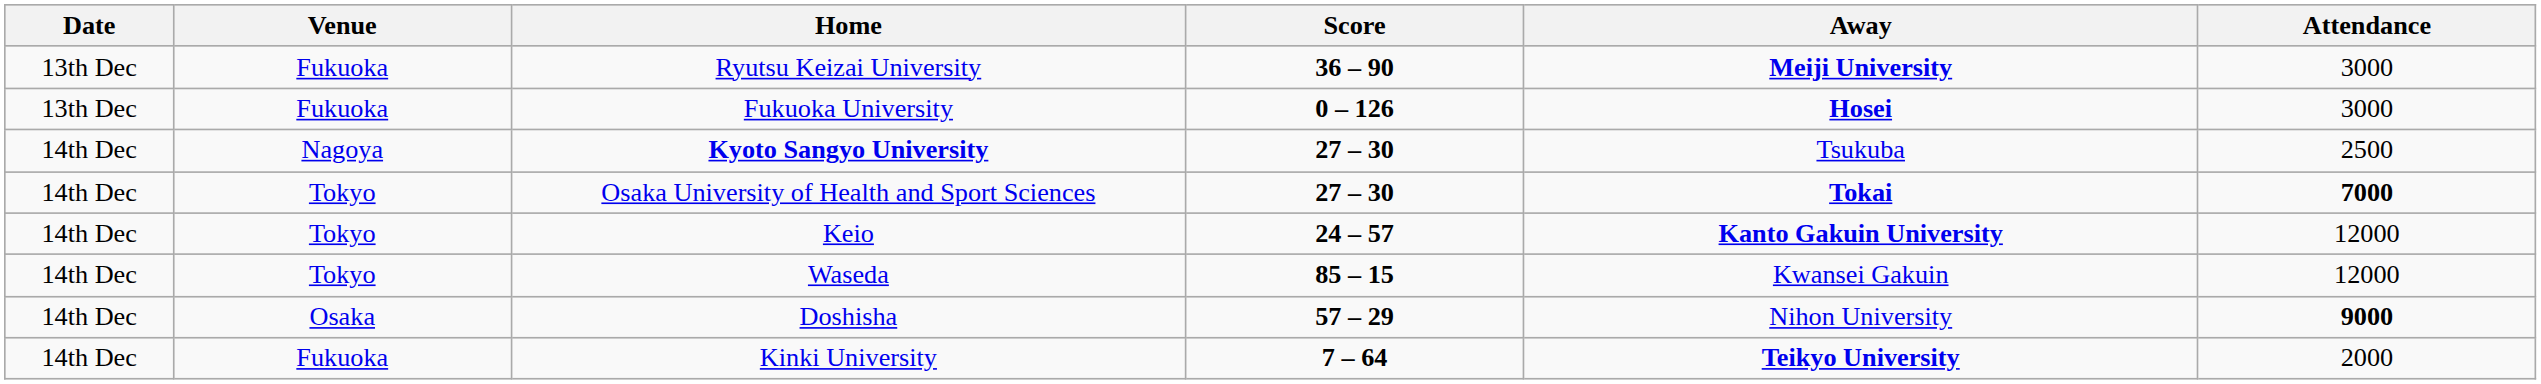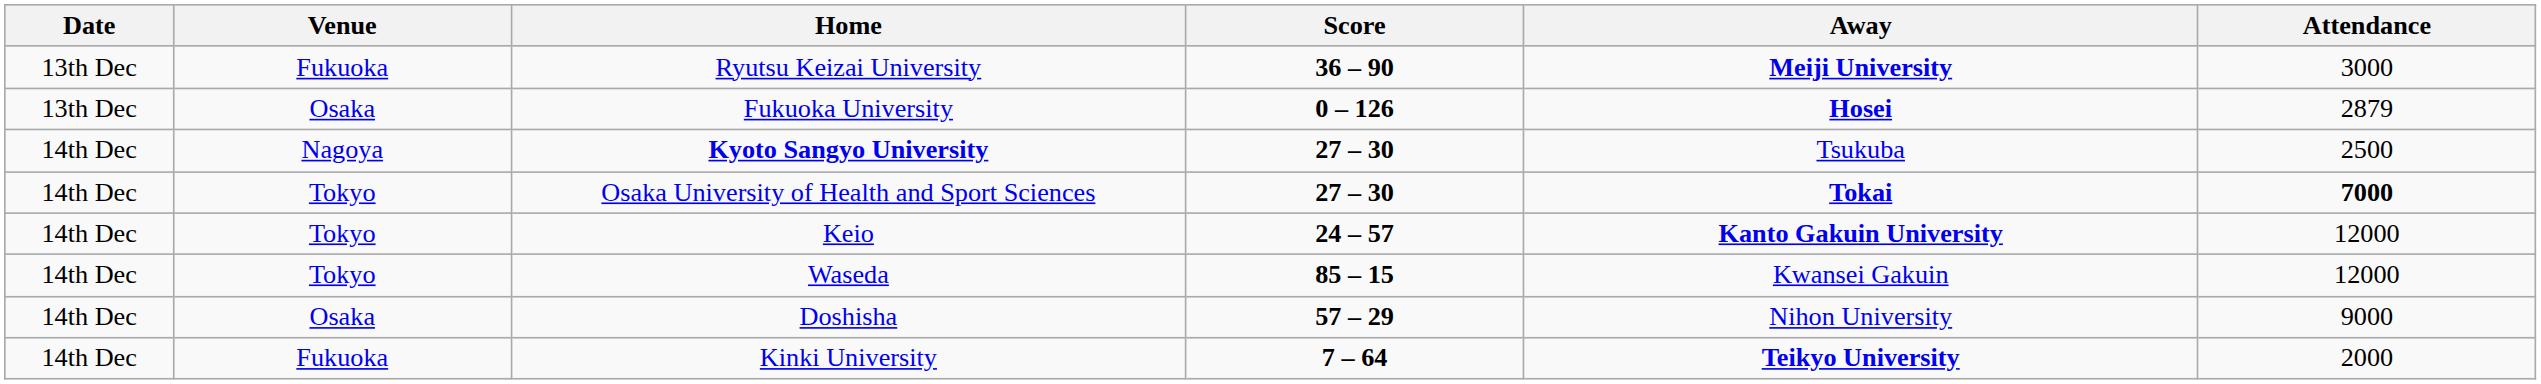(342, 108) Fukuoka -> (342, 108) Osaka
(2367, 108) 3000 -> (2367, 108) 2879
(2367, 316) bold -> (2367, 316) normal
